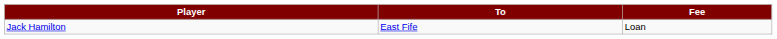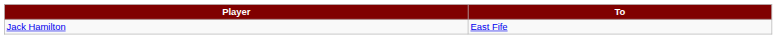- column: (697, 12)
